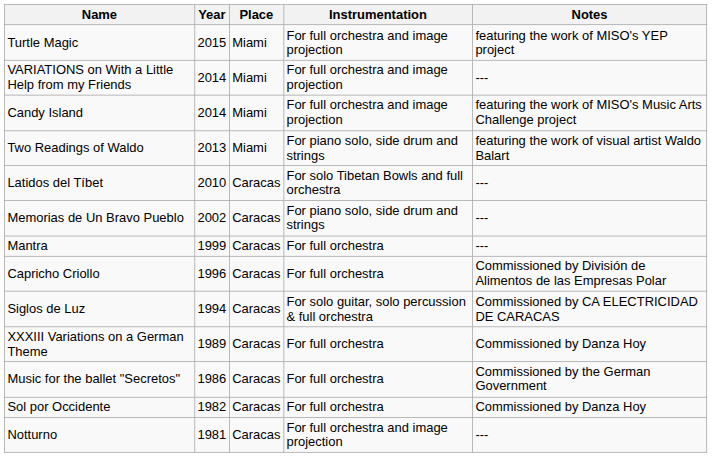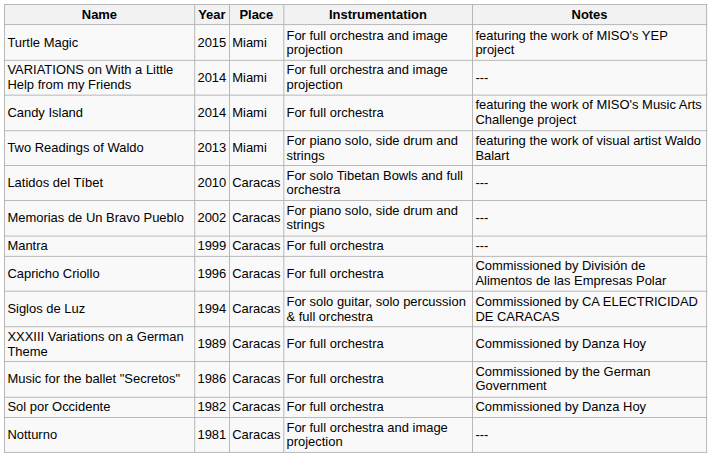(367, 112) For full orchestra and image projection -> (335, 112) For full orchestra
